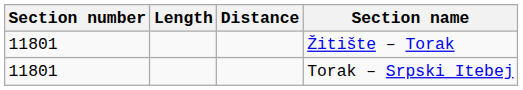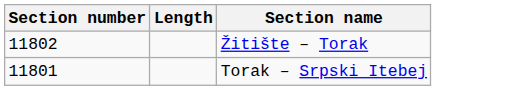- column: (260, 18)
(33, 45) 11801 -> (33, 45) 11802
